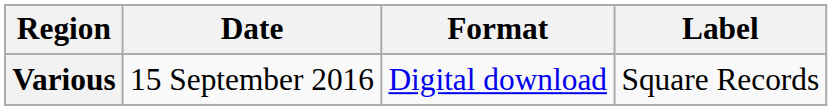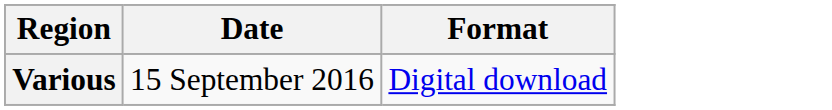- column: (720, 29)
